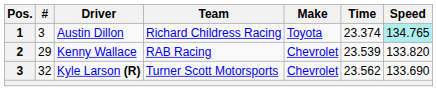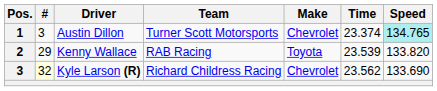(214, 33) Richard Childress Racing -> (212, 33) Turner Scott Motorsports
(305, 33) Toyota -> (313, 33) Chevrolet
(313, 52) Chevrolet -> (305, 52) Toyota
(45, 71) no background -> (45, 71) lightyellow background
(212, 71) Turner Scott Motorsports -> (214, 71) Richard Childress Racing
